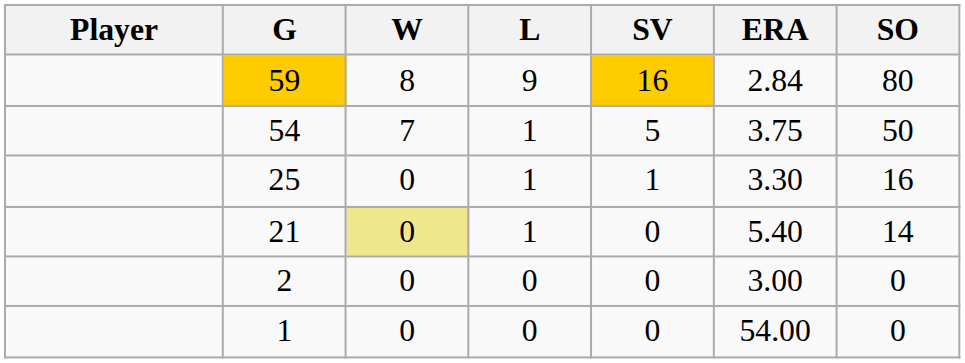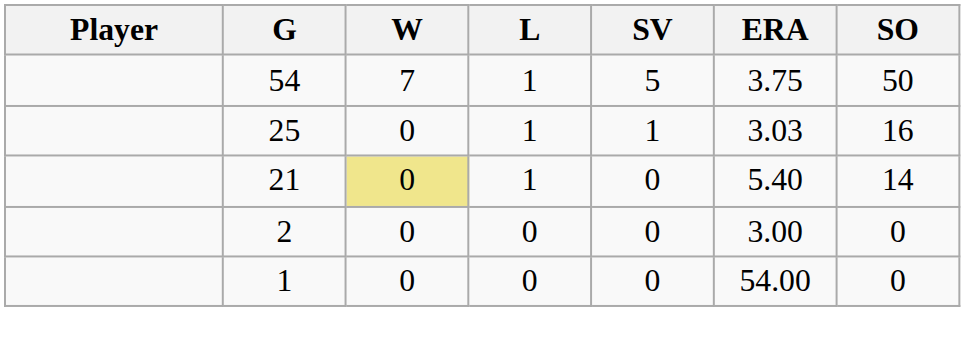- row: (284, 79)
(775, 180) 3.30 -> (775, 130) 3.03
